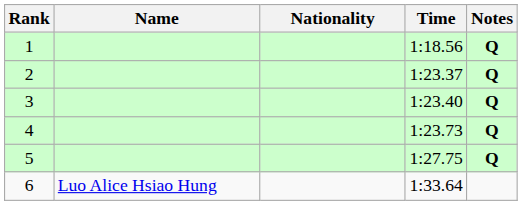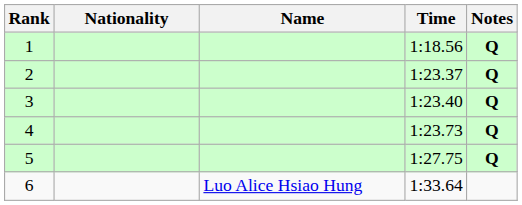columns swapped: (157, 18) <-> (333, 18)
